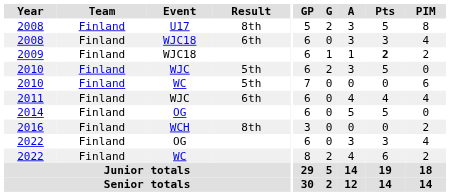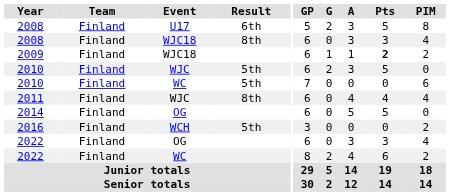(251, 26) 8th -> (251, 26) 6th
(251, 40) 6th -> (251, 40) 8th
(251, 98) 6th -> (251, 98) 8th
(251, 127) 8th -> (251, 127) 5th
